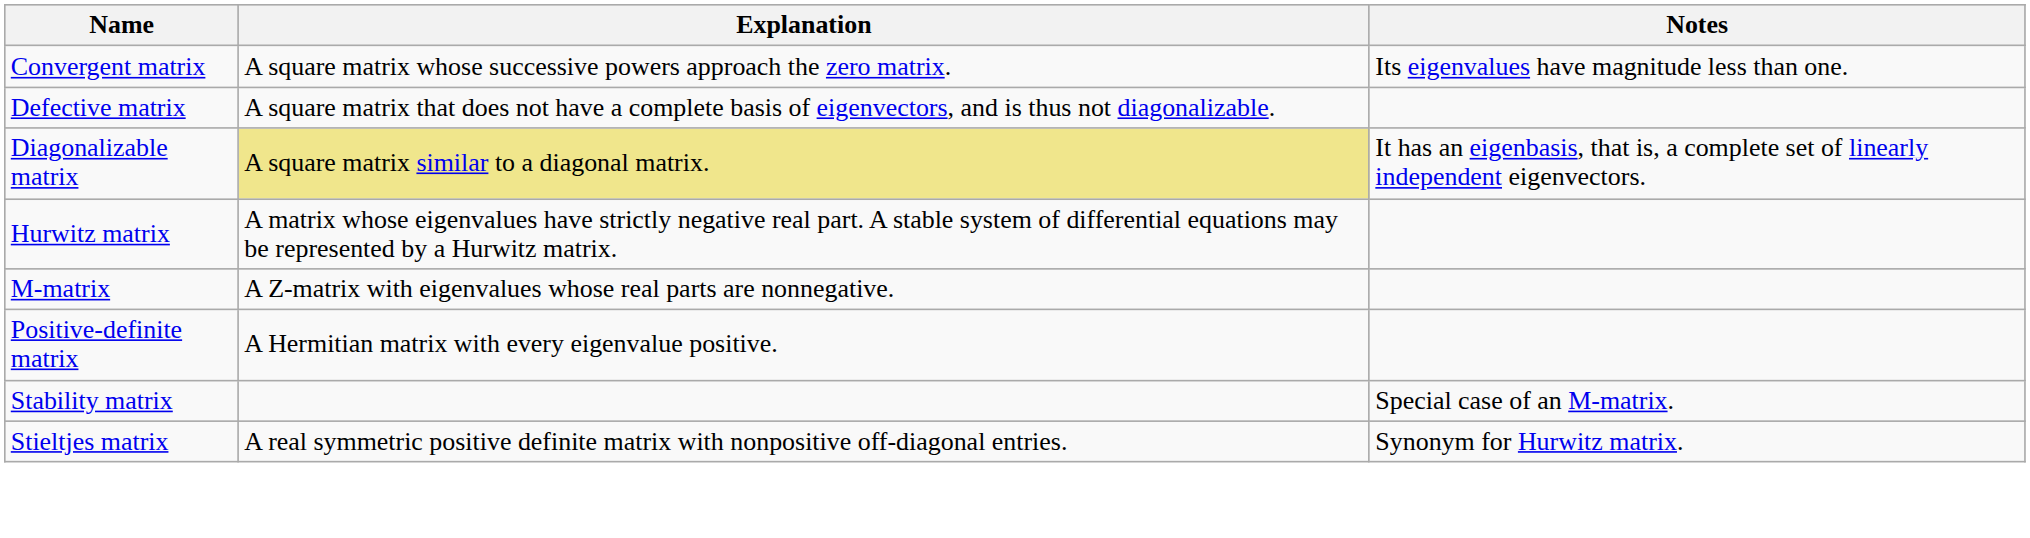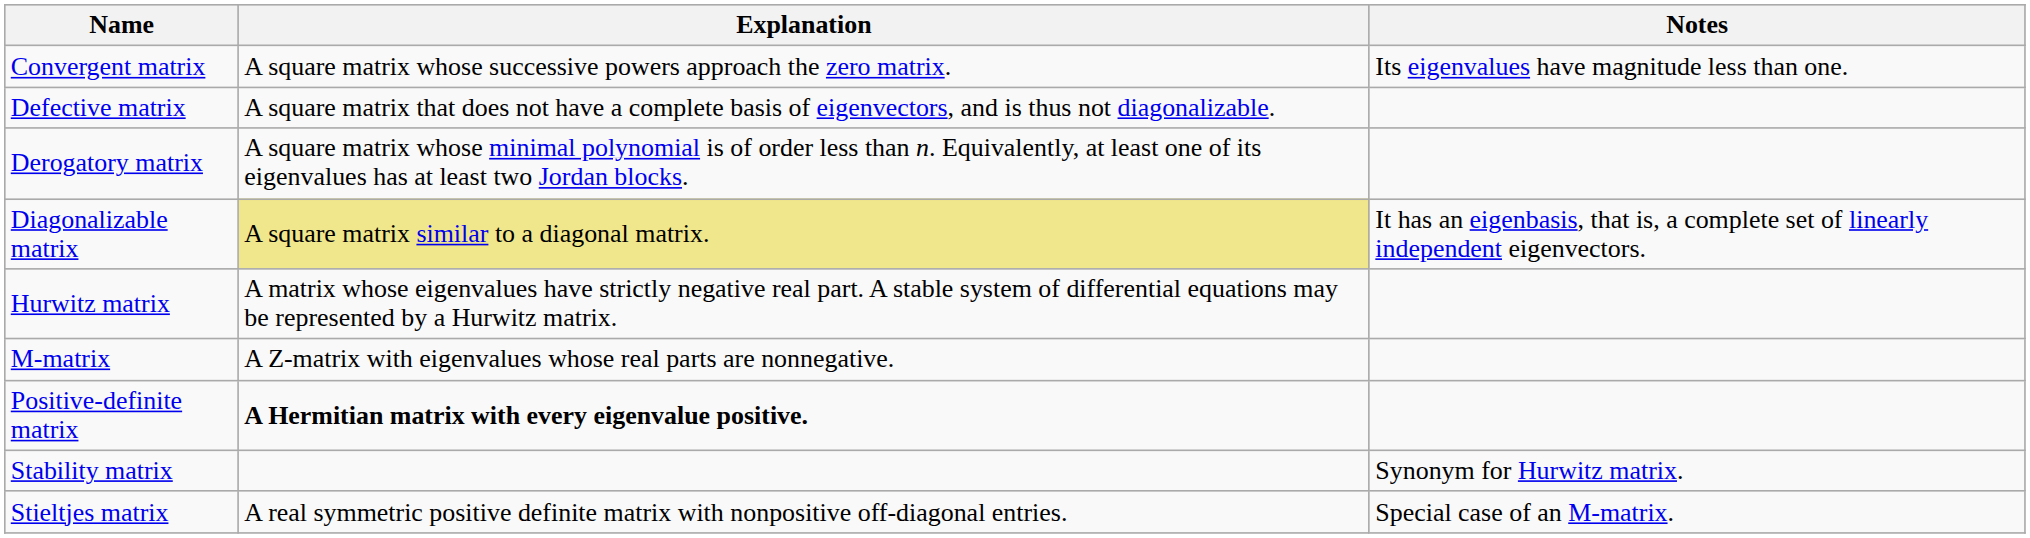+ row: (107, 162)
(511, 344) normal -> (526, 414) bold
(1525, 400) Special case of an M-matrix. -> (1529, 470) Synonym for Hurwitz matrix.
(1529, 441) Synonym for Hurwitz matrix. -> (1525, 511) Special case of an M-matrix.
